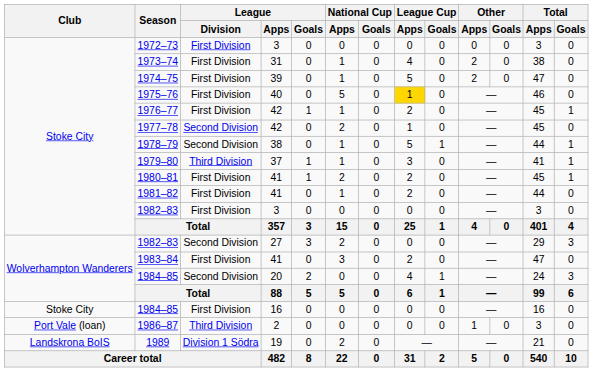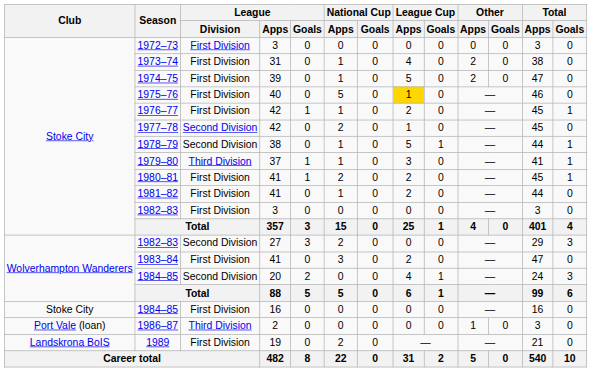(221, 342) Division 1 Södra -> (220, 342) First Division
